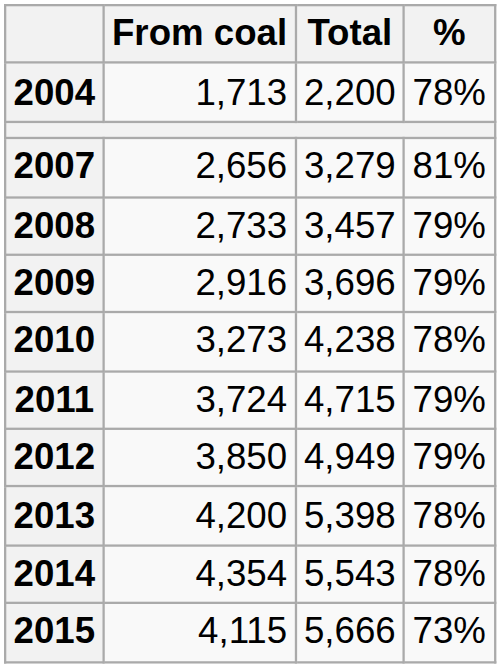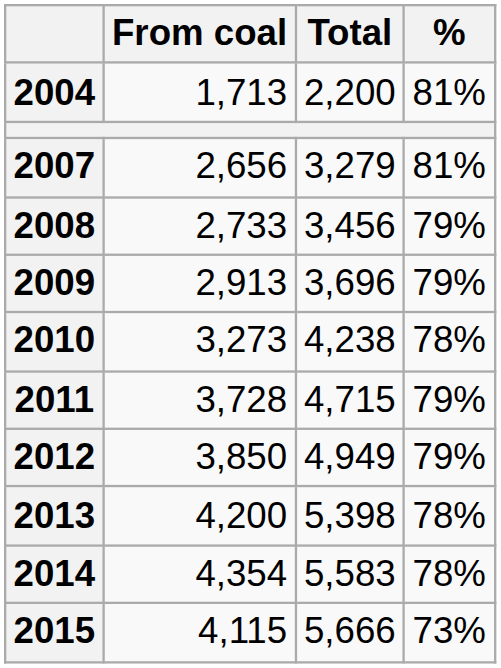(449, 91) 78% -> (449, 91) 81%
(350, 224) 3,457 -> (350, 224) 3,456
(241, 282) 2,916 -> (241, 282) 2,913
(241, 399) 3,724 -> (241, 399) 3,728
(350, 573) 5,543 -> (350, 573) 5,583
